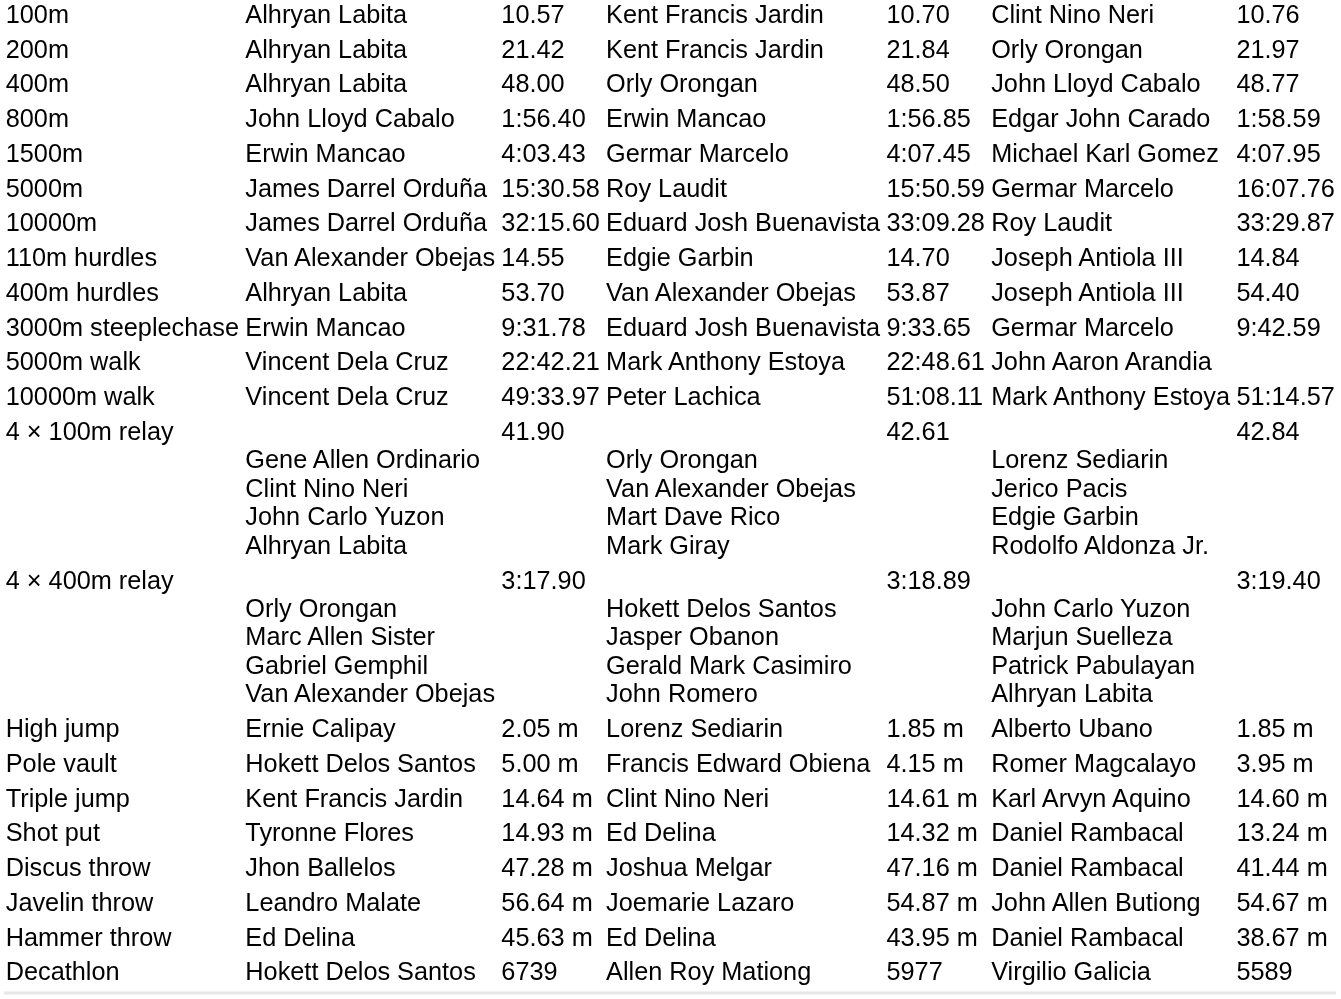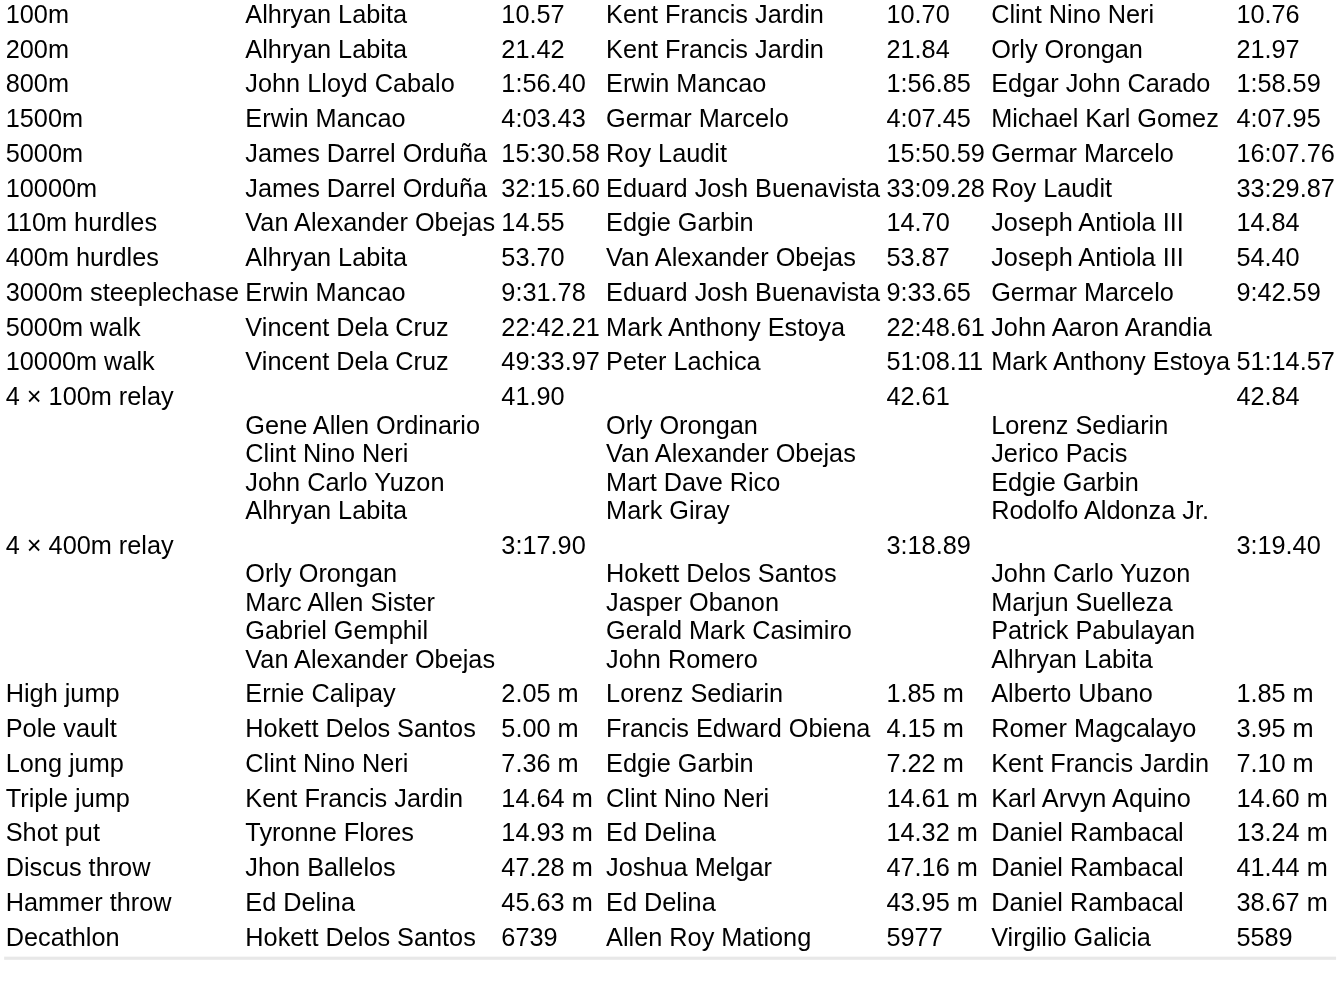- row: (37, 84)
+ row: (65, 763)
- row: (80, 902)
